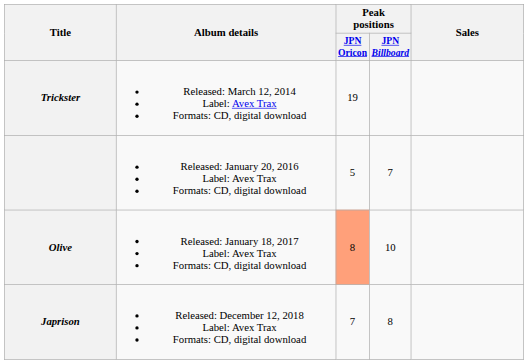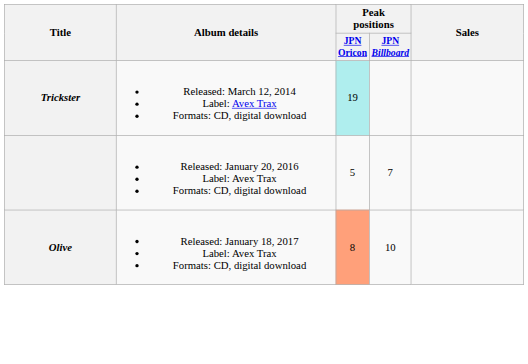(353, 98) no background -> (353, 98) paleturquoise background
- row: (60, 322)
